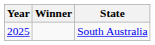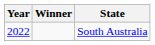(18, 31) 2025 -> (18, 31) 2022
